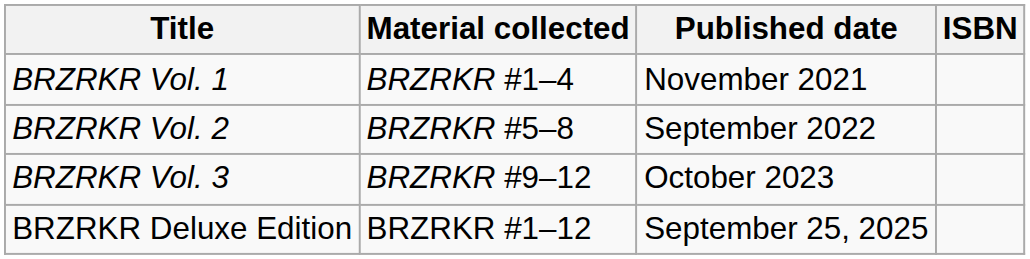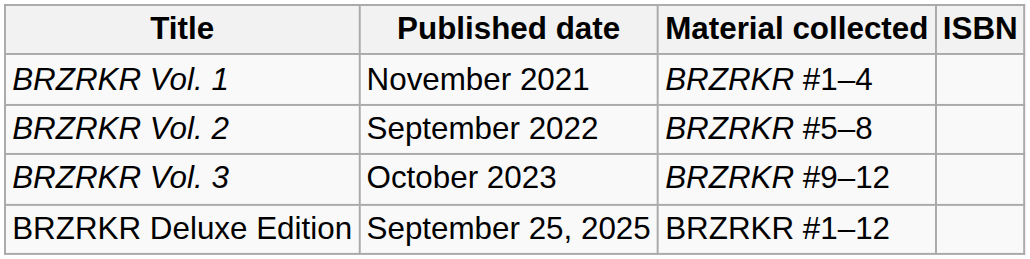columns swapped: (498, 29) <-> (786, 29)
